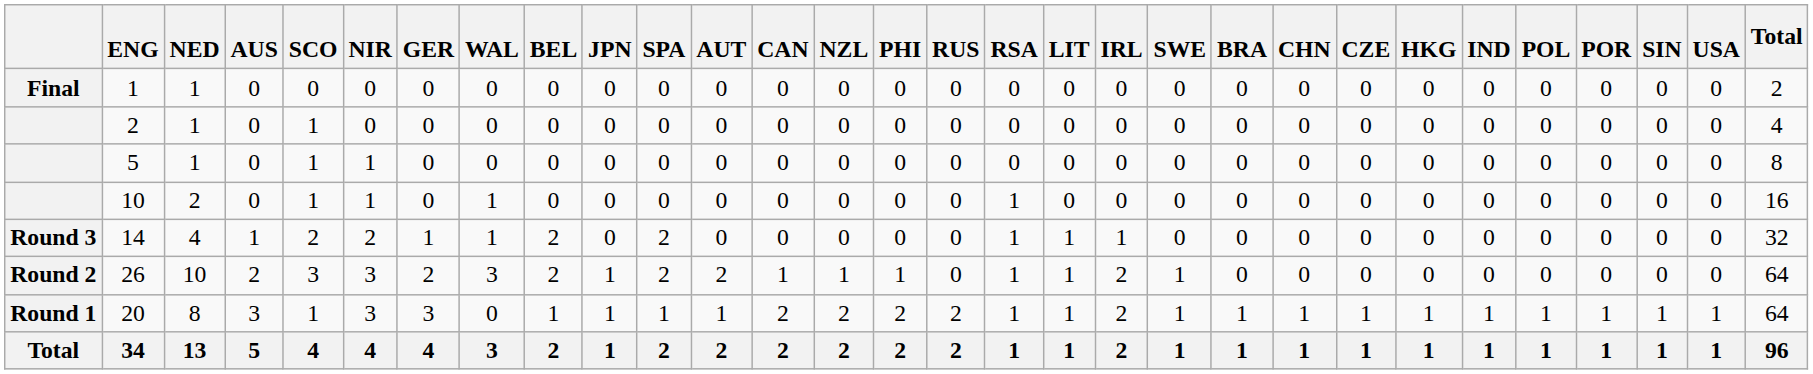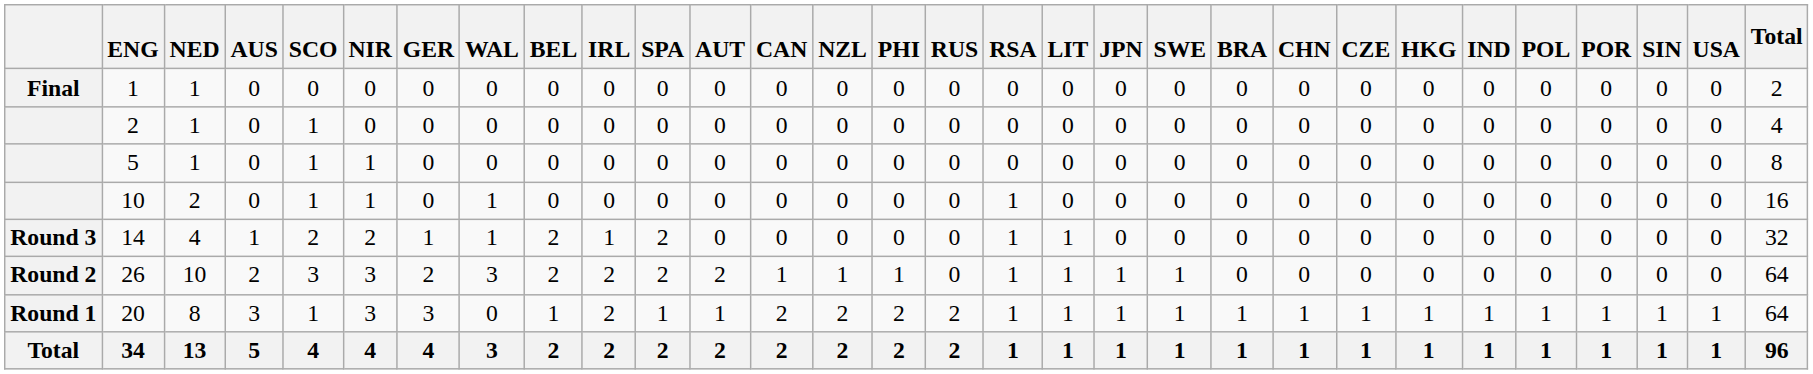columns swapped: (1122, 49) <-> (610, 49)
